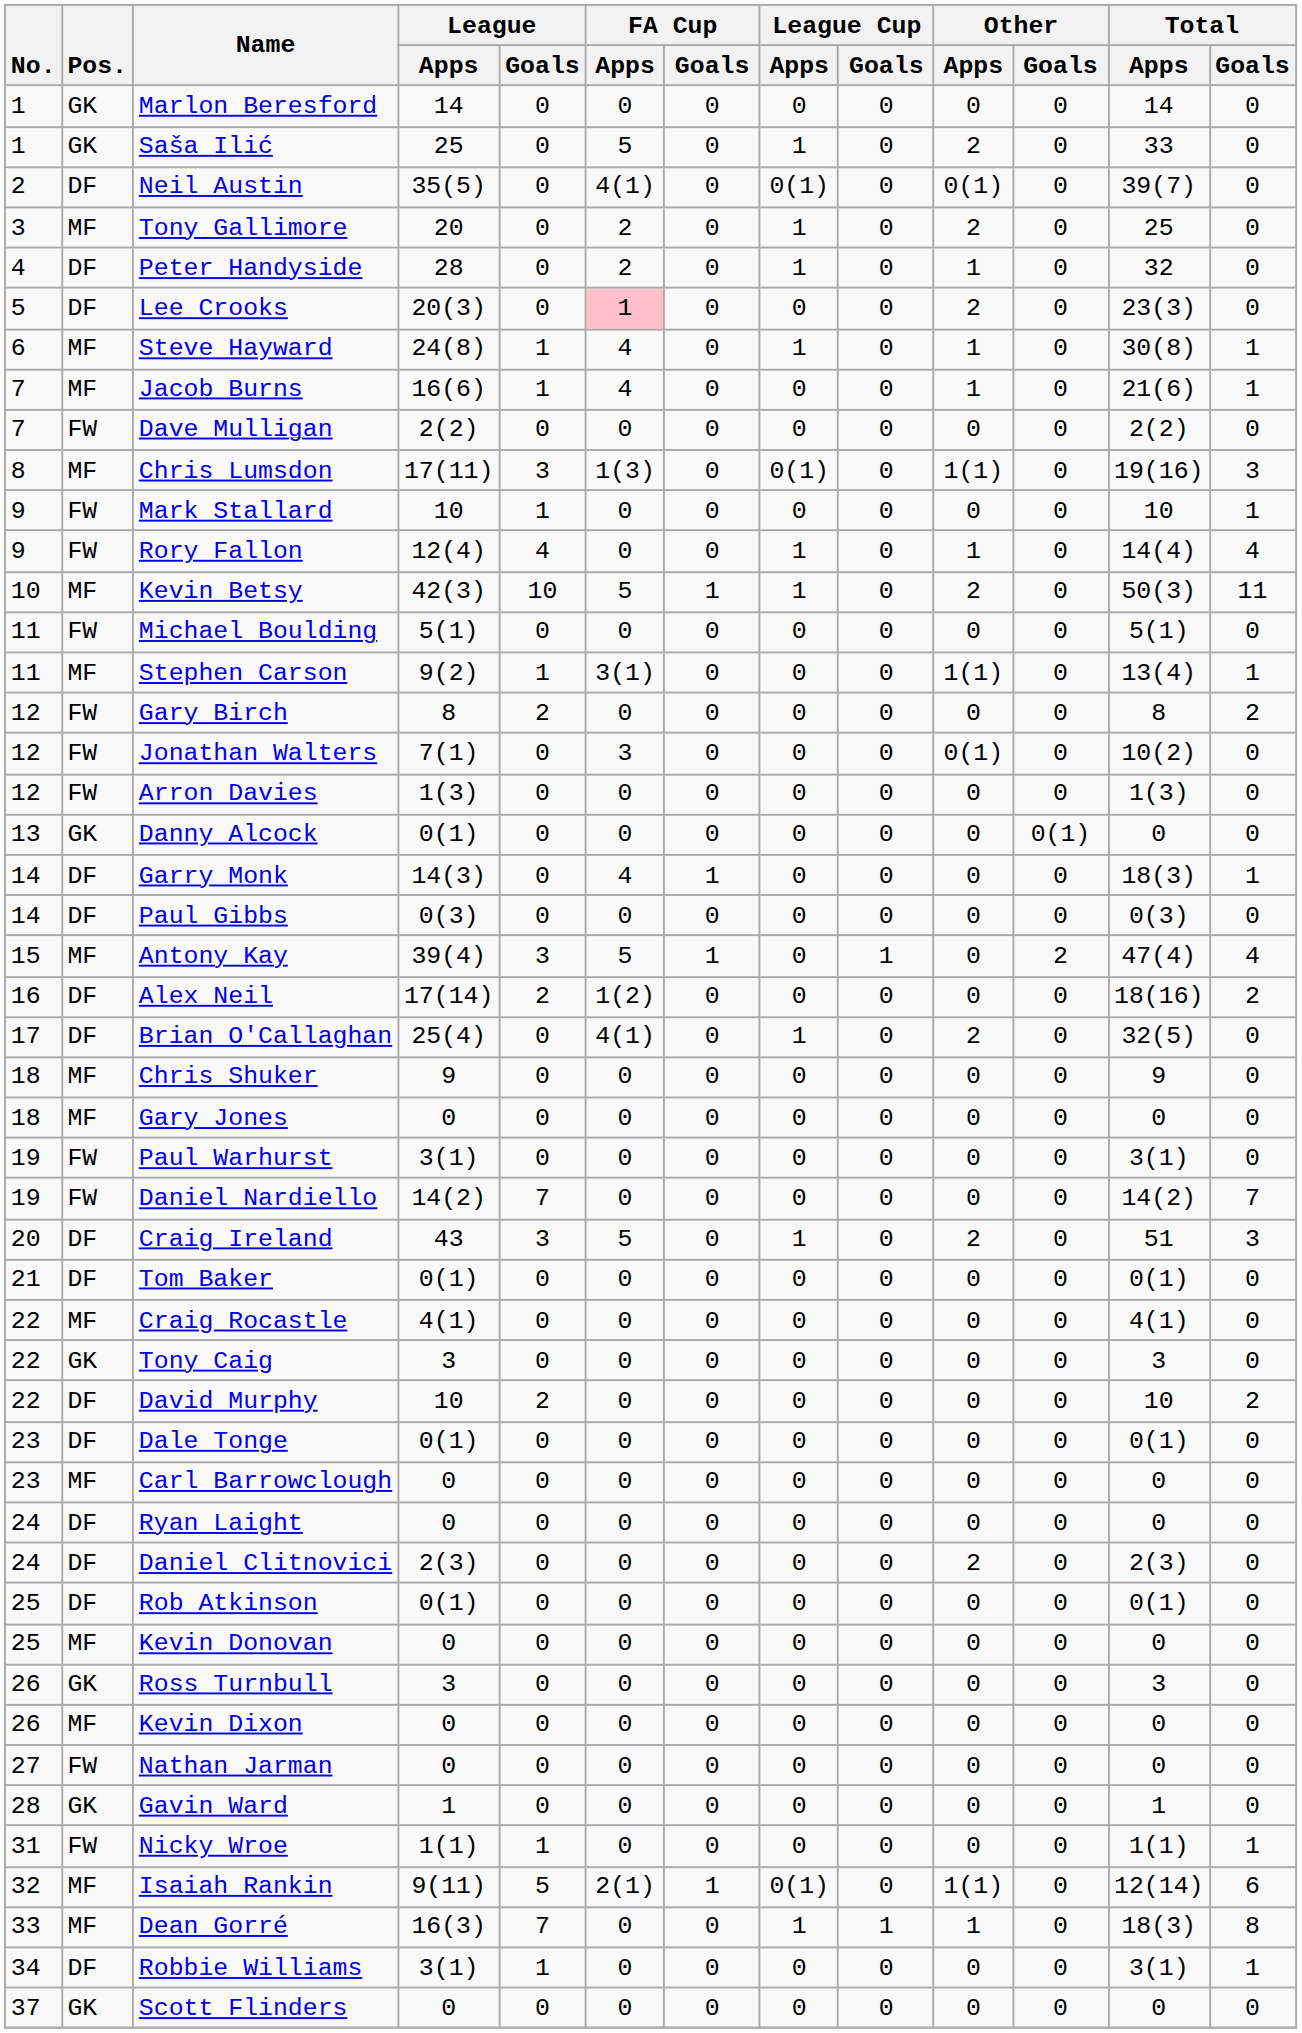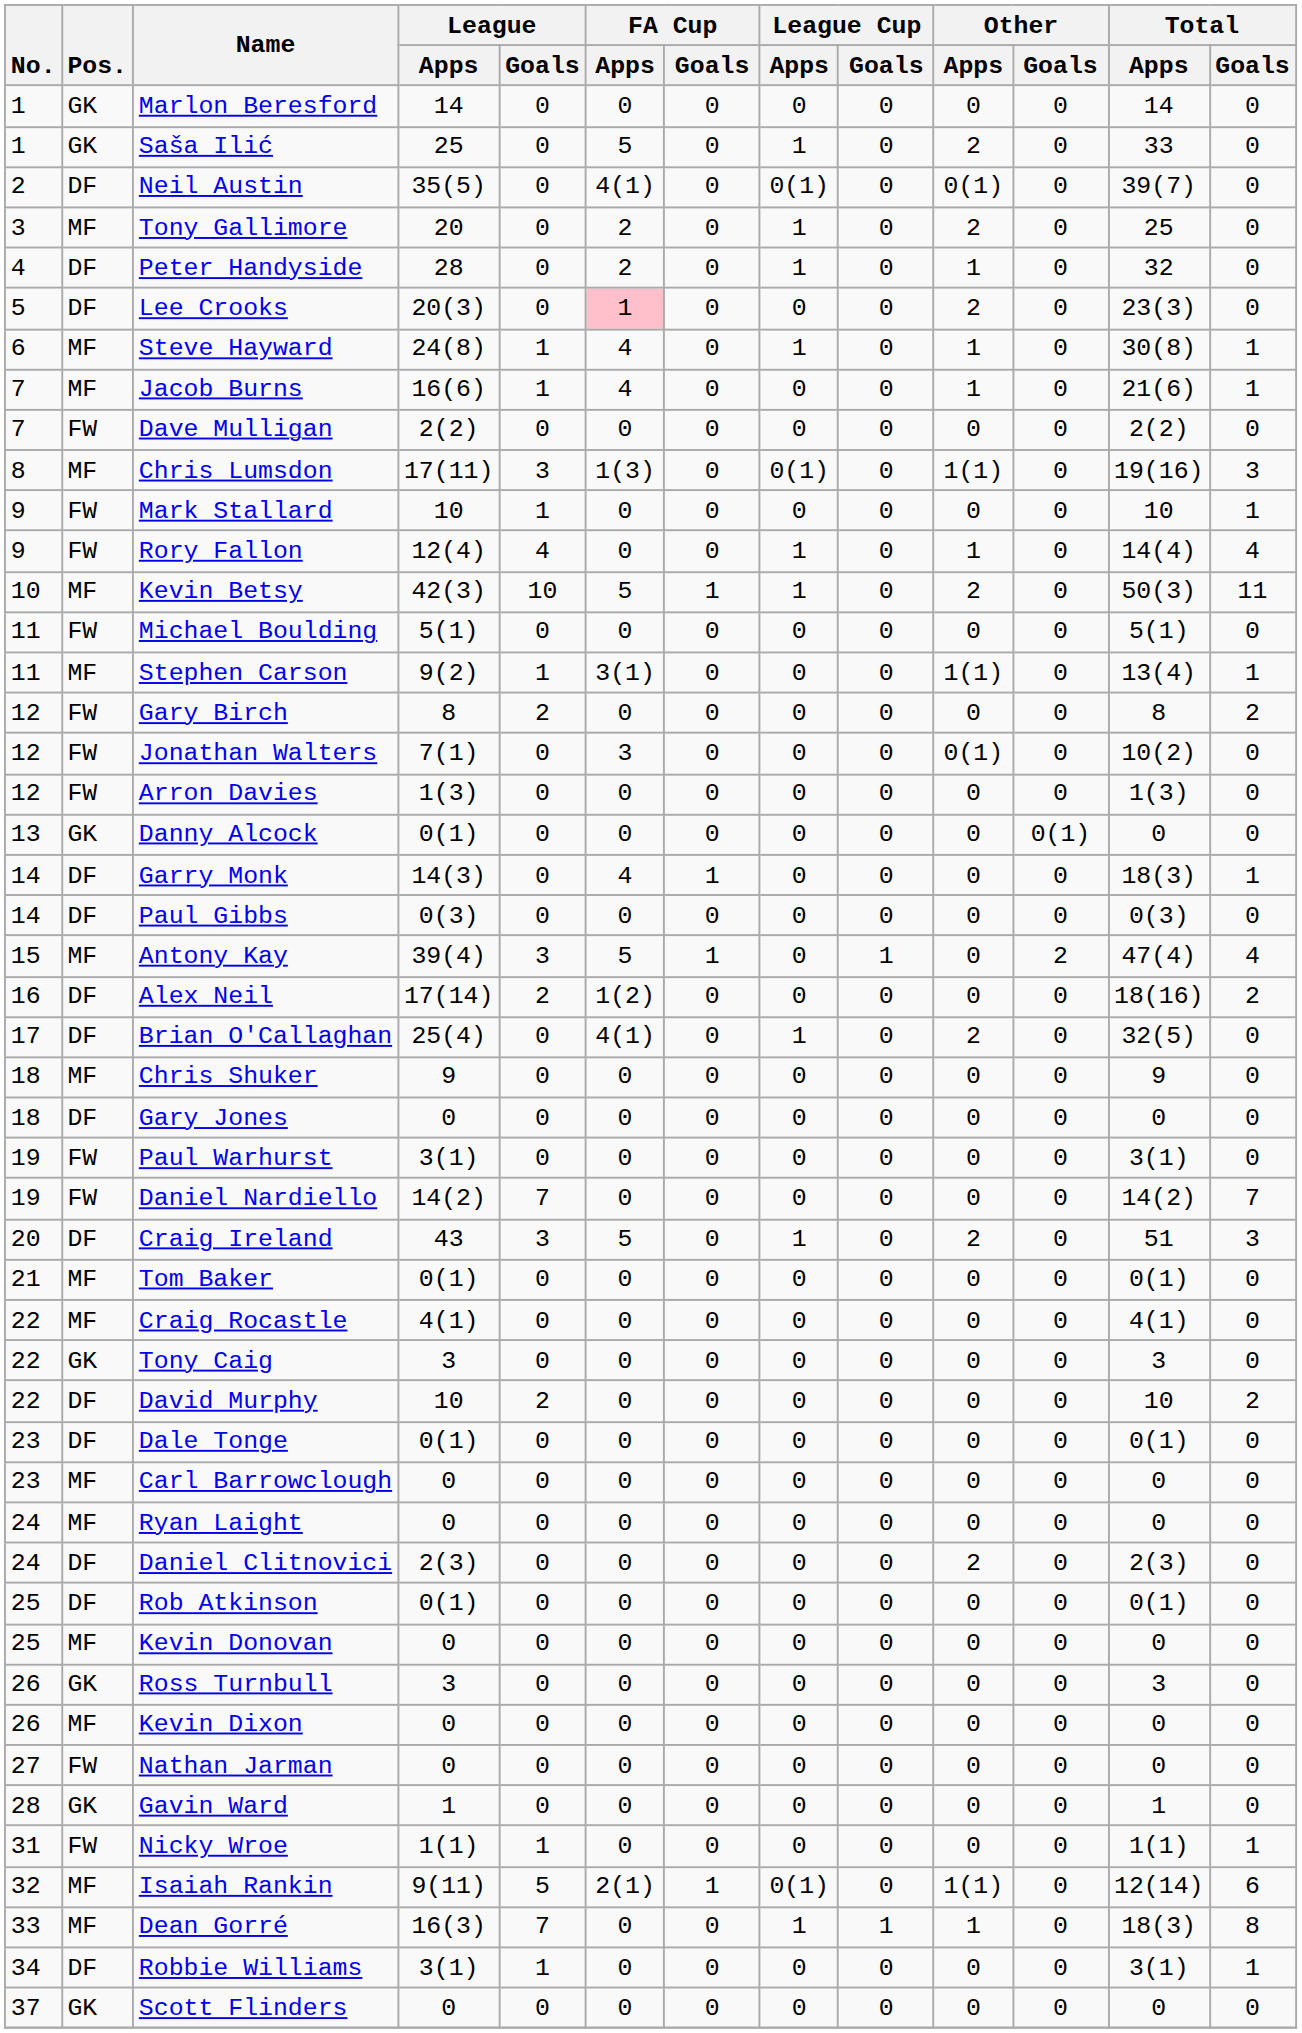(82, 1118) MF -> (82, 1118) DF
(82, 1280) DF -> (82, 1280) MF
(82, 1523) DF -> (82, 1523) MF
